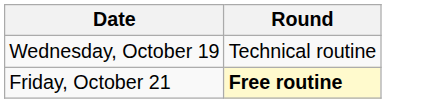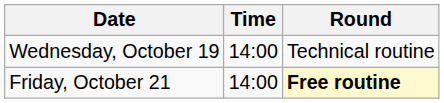+ column: (253, 20)
